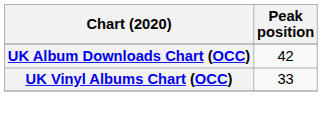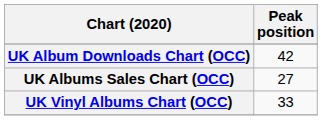+ row: (129, 79)
